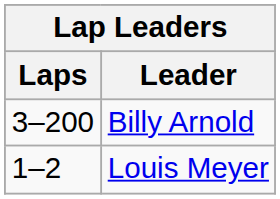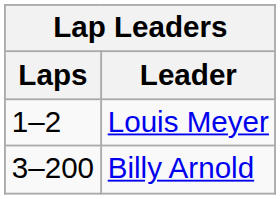rows swapped: (188, 168) <-> (181, 121)
